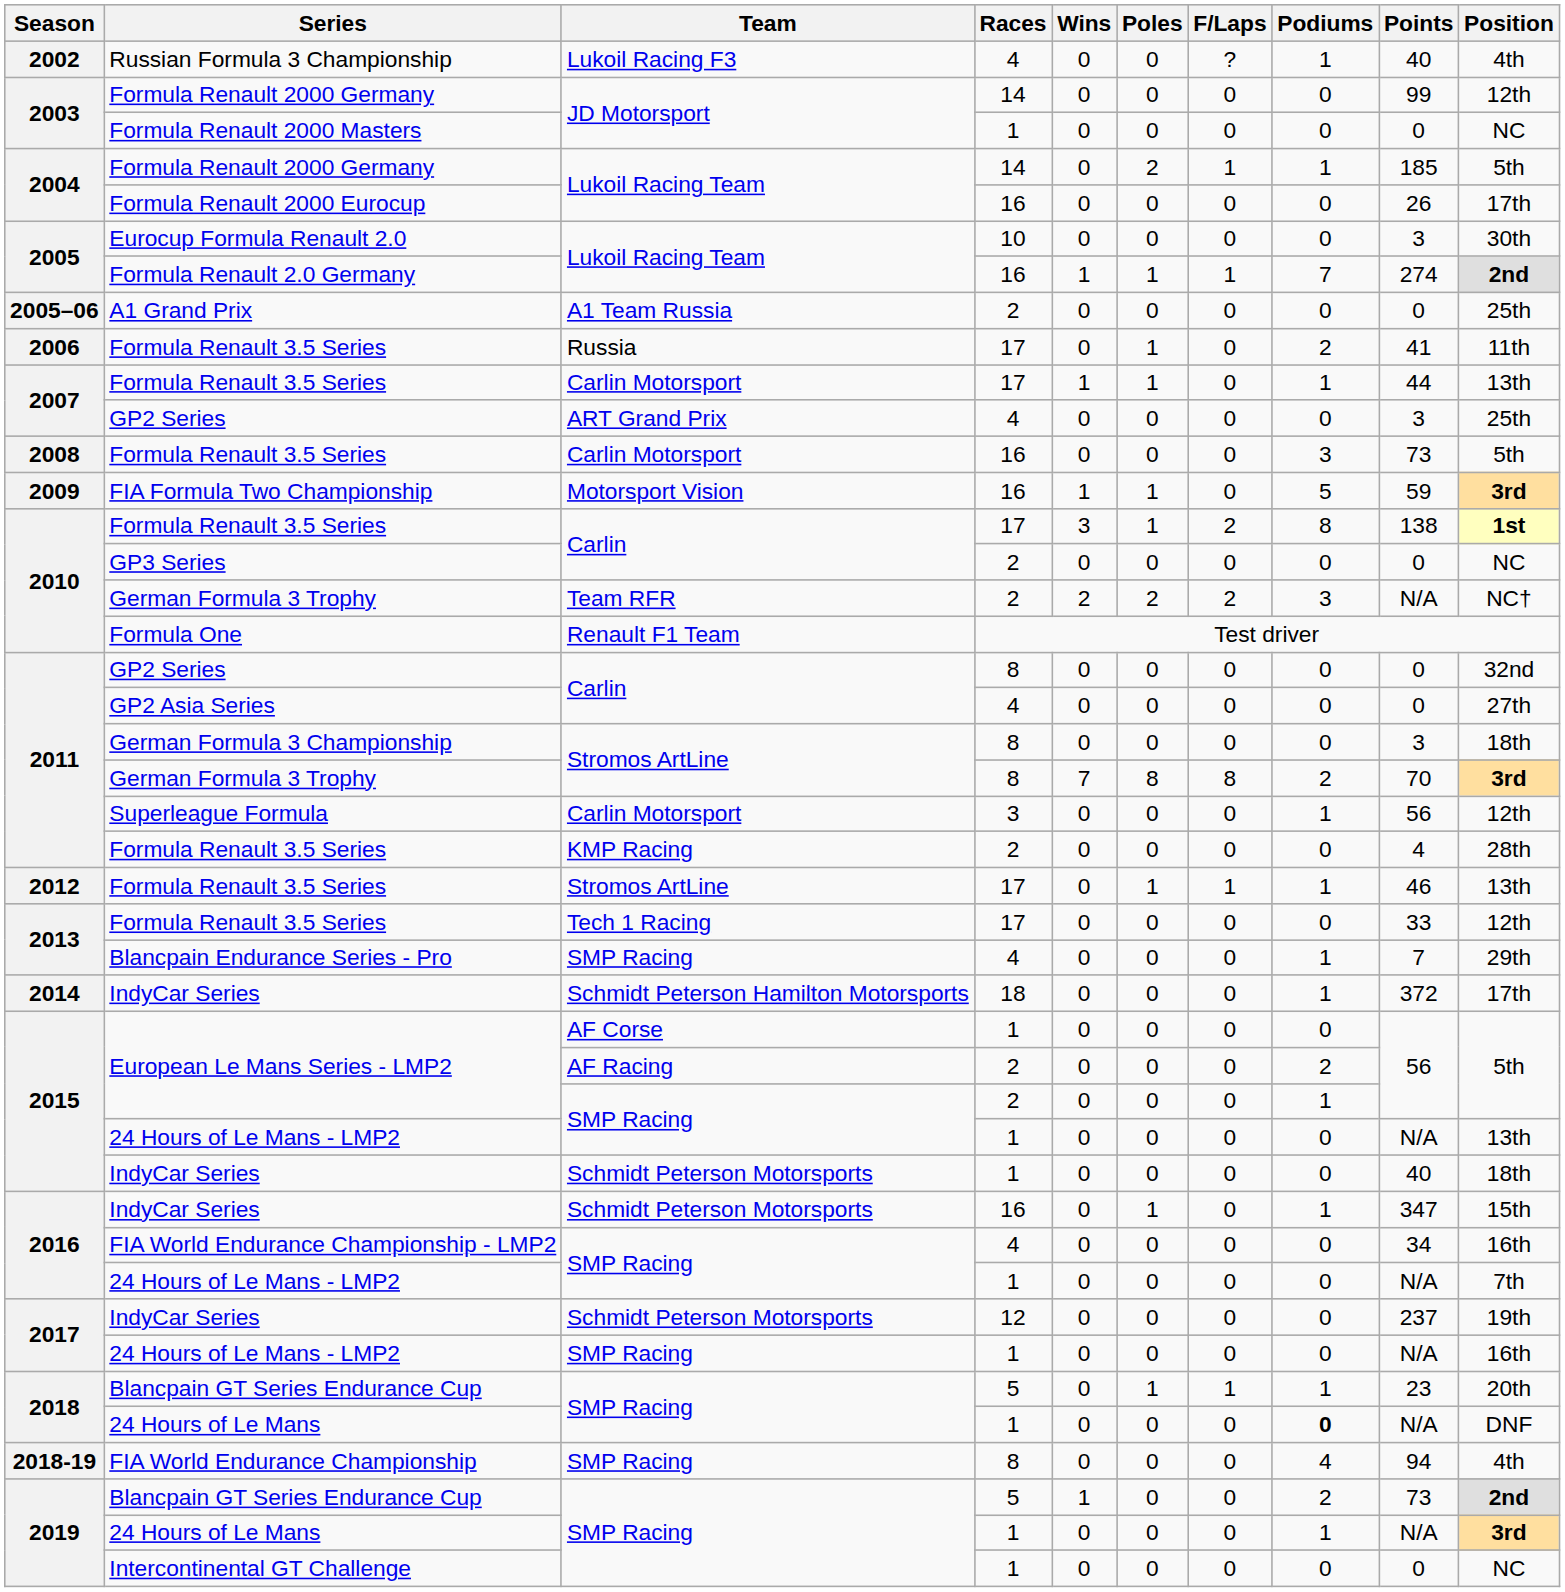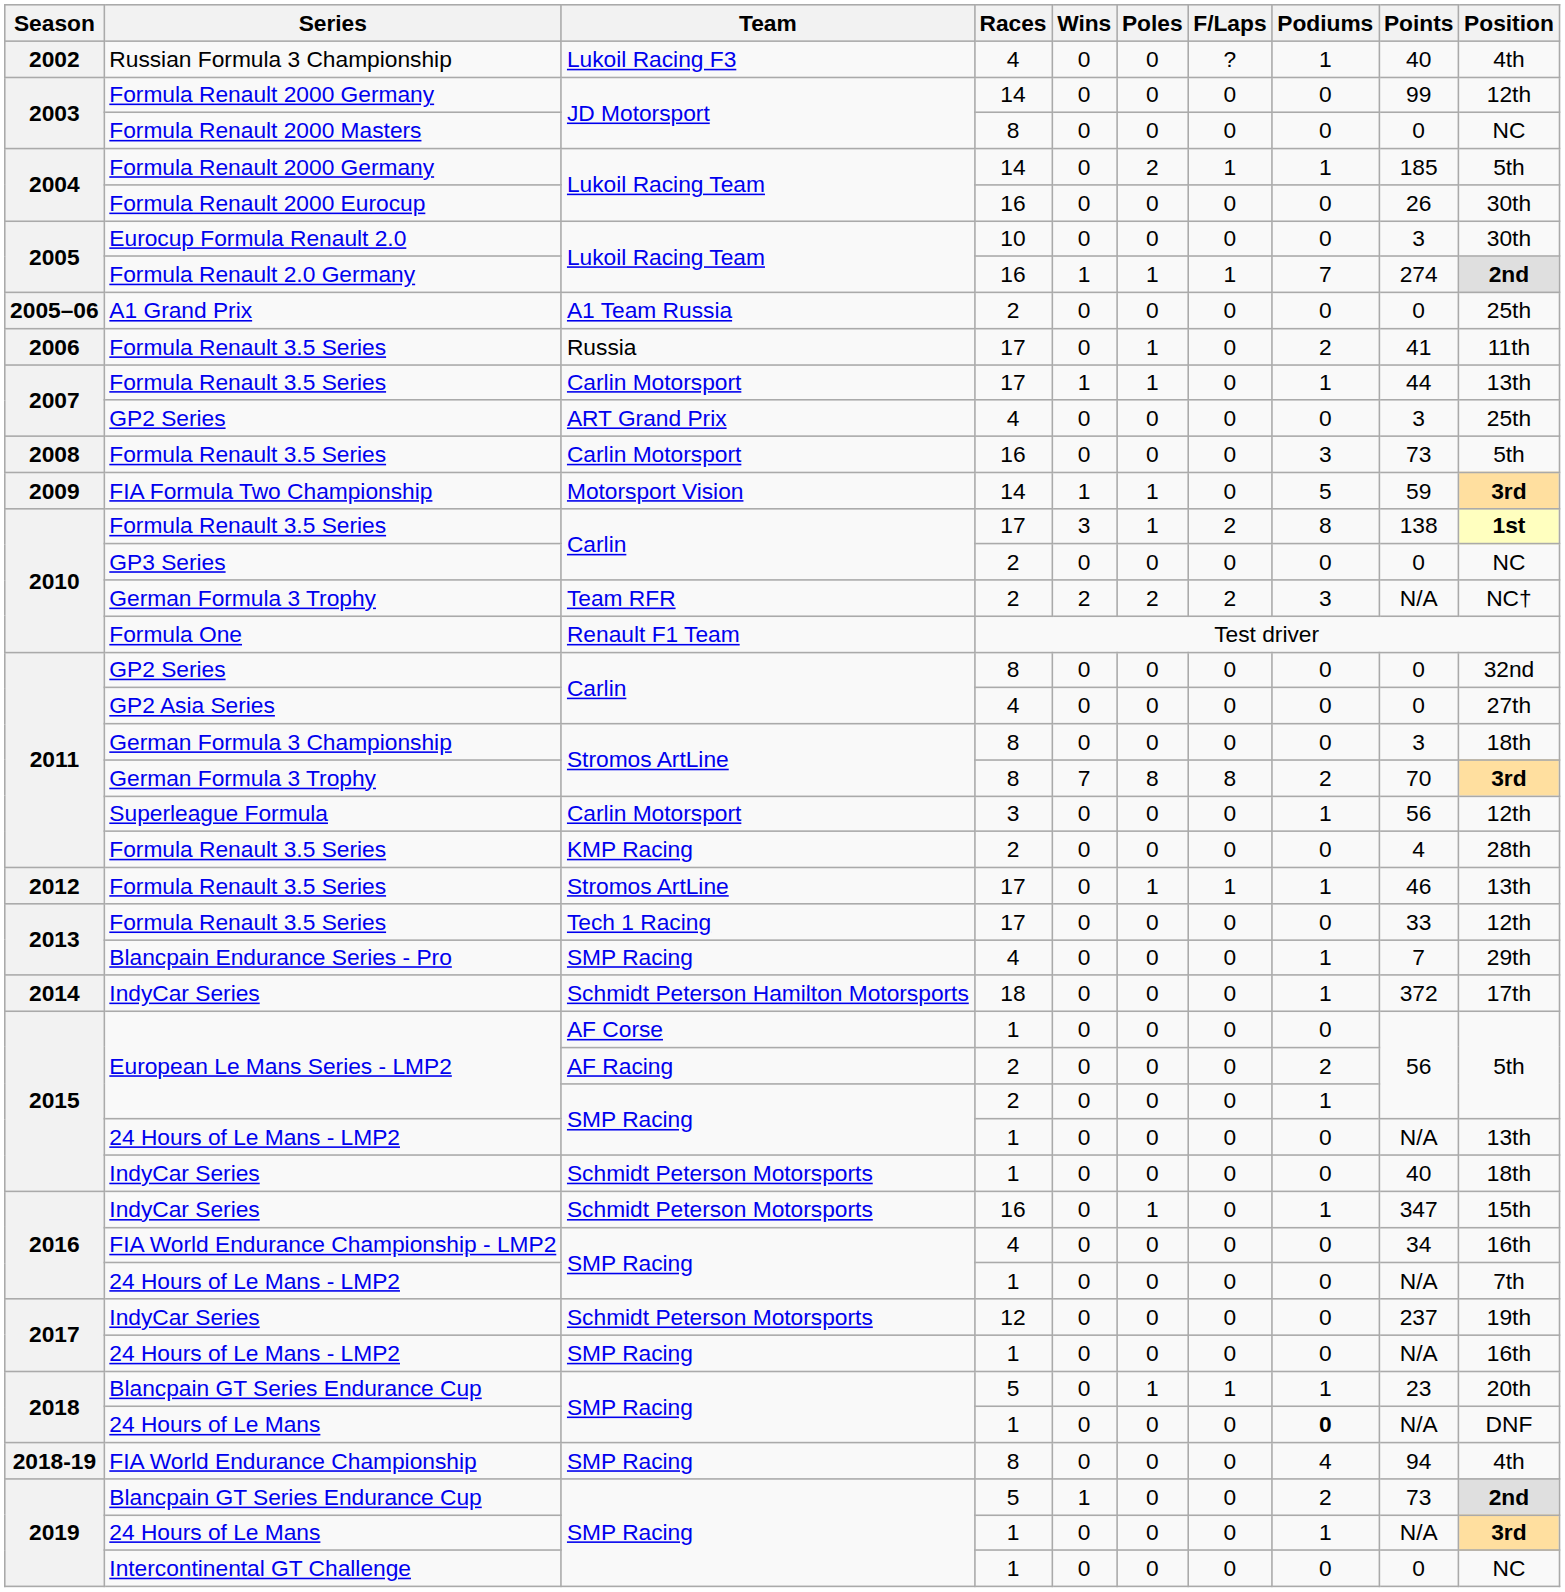(1013, 131) 1 -> (1013, 131) 8
(1509, 203) 17th -> (1509, 203) 30th
(1013, 490) 16 -> (1013, 490) 14
